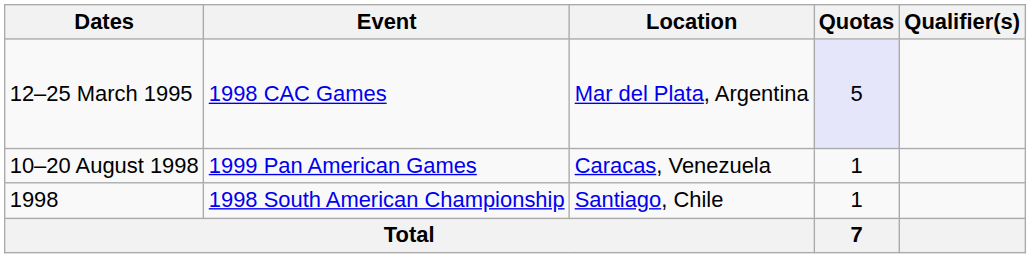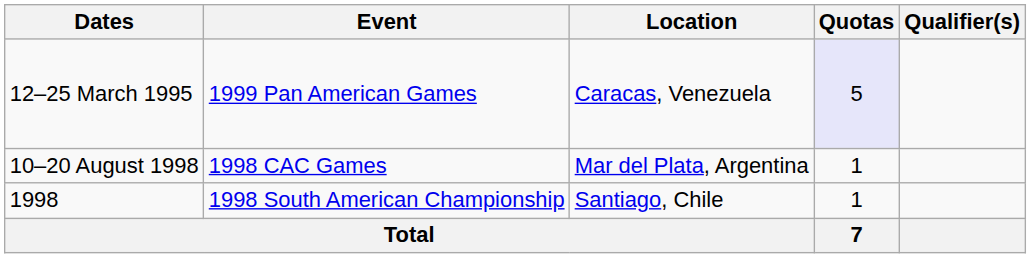(298, 93) 1998 CAC Games -> (343, 93) 1999 Pan American Games
(692, 93) Mar del Plata, Argentina -> (673, 93) Caracas, Venezuela
(343, 165) 1999 Pan American Games -> (298, 165) 1998 CAC Games
(673, 165) Caracas, Venezuela -> (692, 165) Mar del Plata, Argentina
